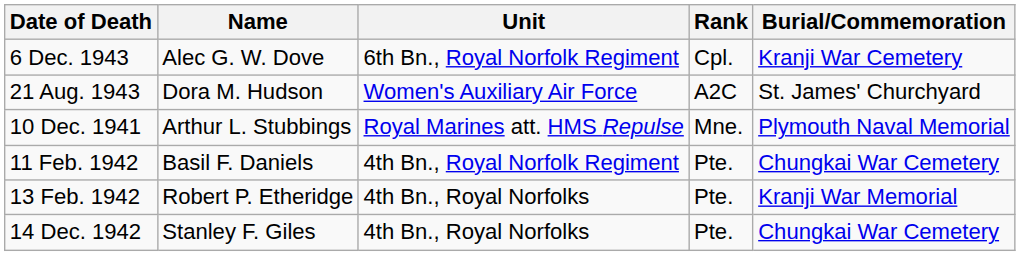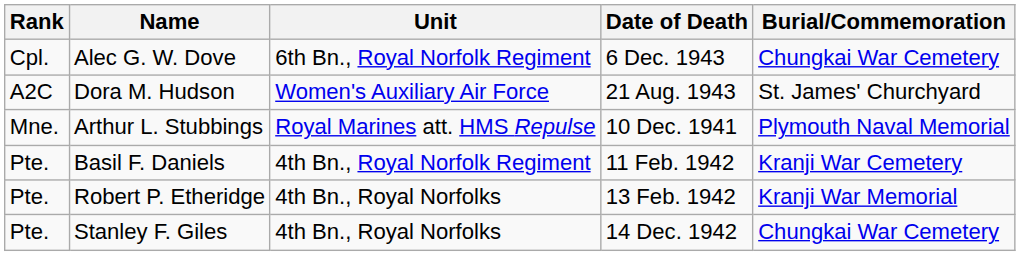columns swapped: (721, 22) <-> (81, 22)
(860, 57) Kranji War Cemetery -> (879, 57) Chungkai War Cemetery
(879, 162) Chungkai War Cemetery -> (860, 162) Kranji War Cemetery
